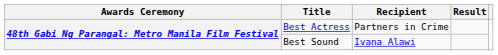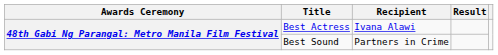(402, 27) Partners in Crime -> (385, 27) Ivana Alawi
(385, 42) Ivana Alawi -> (402, 42) Partners in Crime
